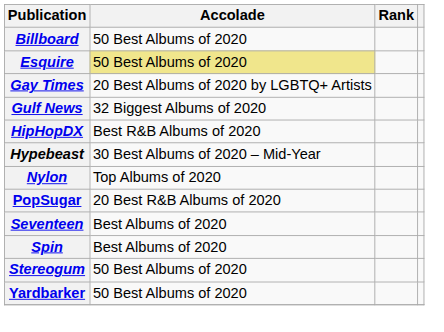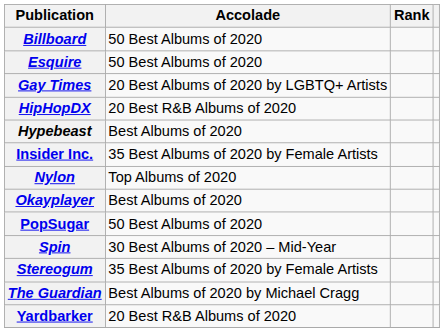(170, 62) khaki background -> (185, 62) no background
- row: (47, 108)
(177, 131) Best R&B Albums of 2020 -> (202, 108) 20 Best R&B Albums of 2020
(207, 154) 30 Best Albums of 2020 – Mid-Year -> (175, 131) Best Albums of 2020
+ row: (55, 154)
+ row: (55, 200)
(187, 200) 20 Best R&B Albums of 2020 -> (185, 223) 50 Best Albums of 2020
- row: (47, 223)
(160, 246) Best Albums of 2020 -> (222, 246) 30 Best Albums of 2020 – Mid-Year
(170, 270) 50 Best Albums of 2020 -> (243, 270) 35 Best Albums of 2020 by Female Artists
+ row: (55, 293)
(170, 293) 50 Best Albums of 2020 -> (202, 316) 20 Best R&B Albums of 2020
